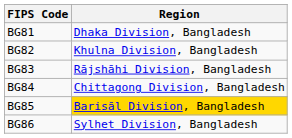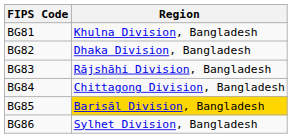(162, 32) Dhaka Division, Bangladesh -> (166, 32) Khulna Division, Bangladesh
(166, 51) Khulna Division, Bangladesh -> (162, 51) Dhaka Division, Bangladesh
